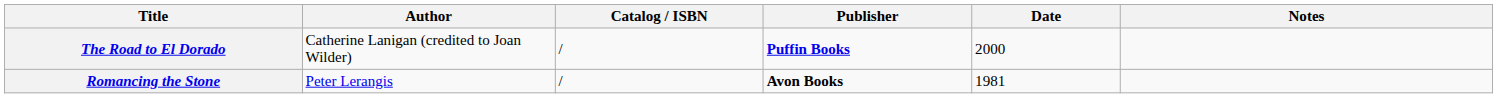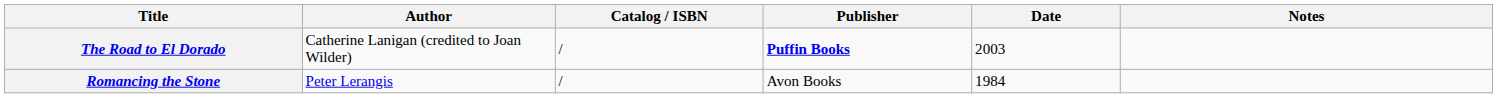(990, 48) 2000 -> (990, 48) 2003
(805, 81) bold -> (804, 81) normal
(990, 81) 1981 -> (990, 81) 1984
